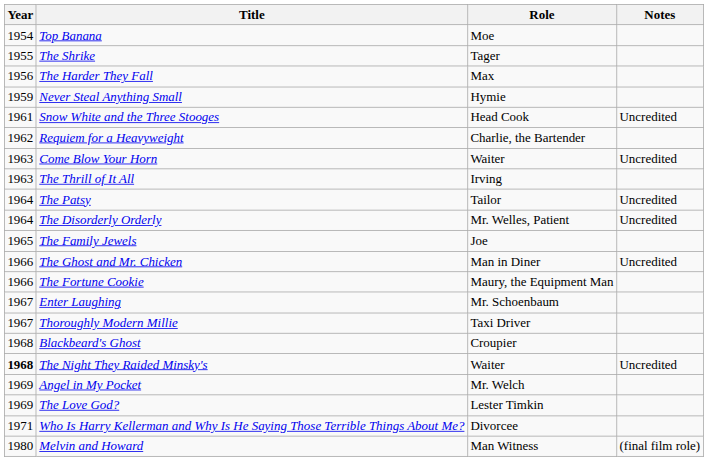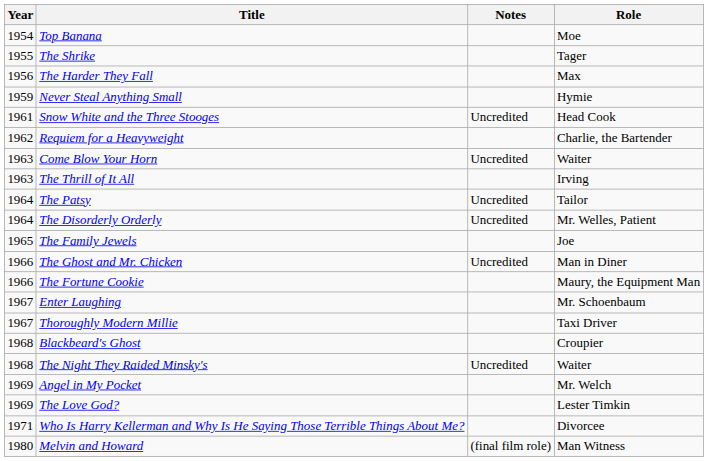columns swapped: (542, 14) <-> (660, 14)
(20, 364) bold -> (20, 364) normal
